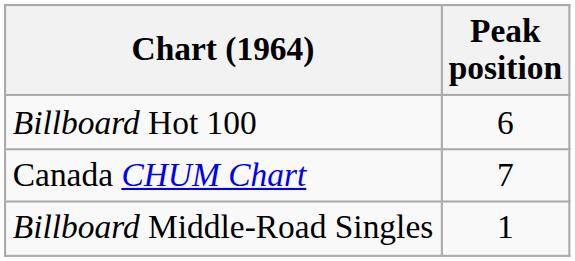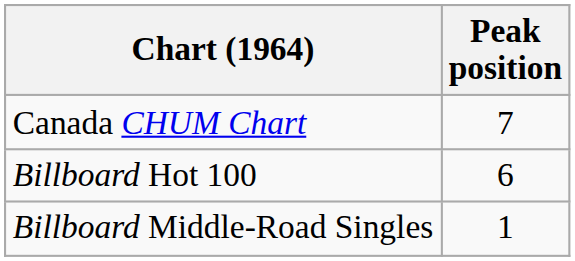rows swapped: (160, 174) <-> (135, 121)
